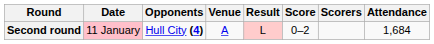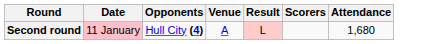- column: (300, 13)
(397, 30) 1,684 -> (361, 30) 1,680
